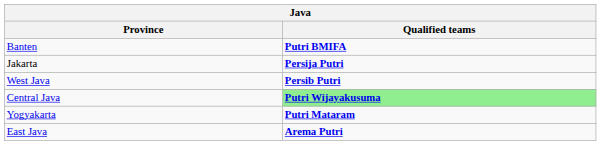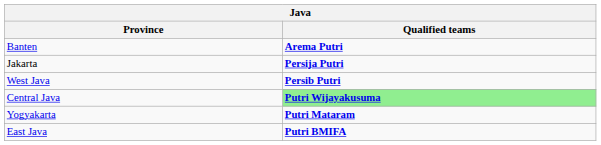(316, 47) Putri BMIFA -> (314, 47) Arema Putri
(314, 132) Arema Putri -> (316, 132) Putri BMIFA
